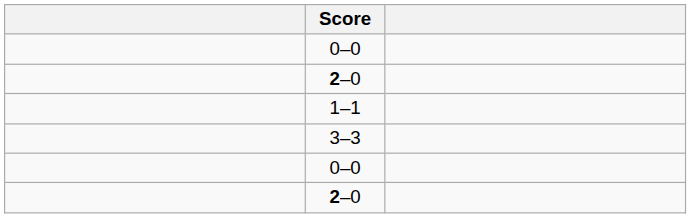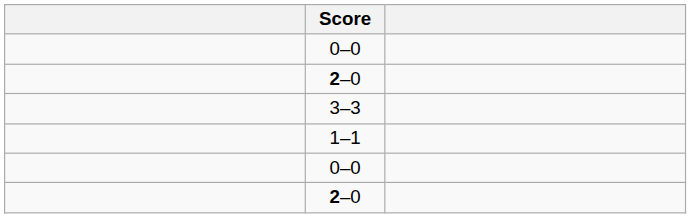rows swapped: (155, 108) <-> (155, 138)
